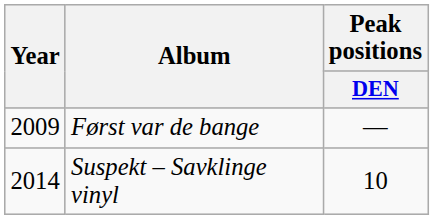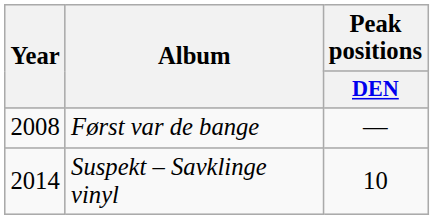(35, 127) 2009 -> (35, 127) 2008
